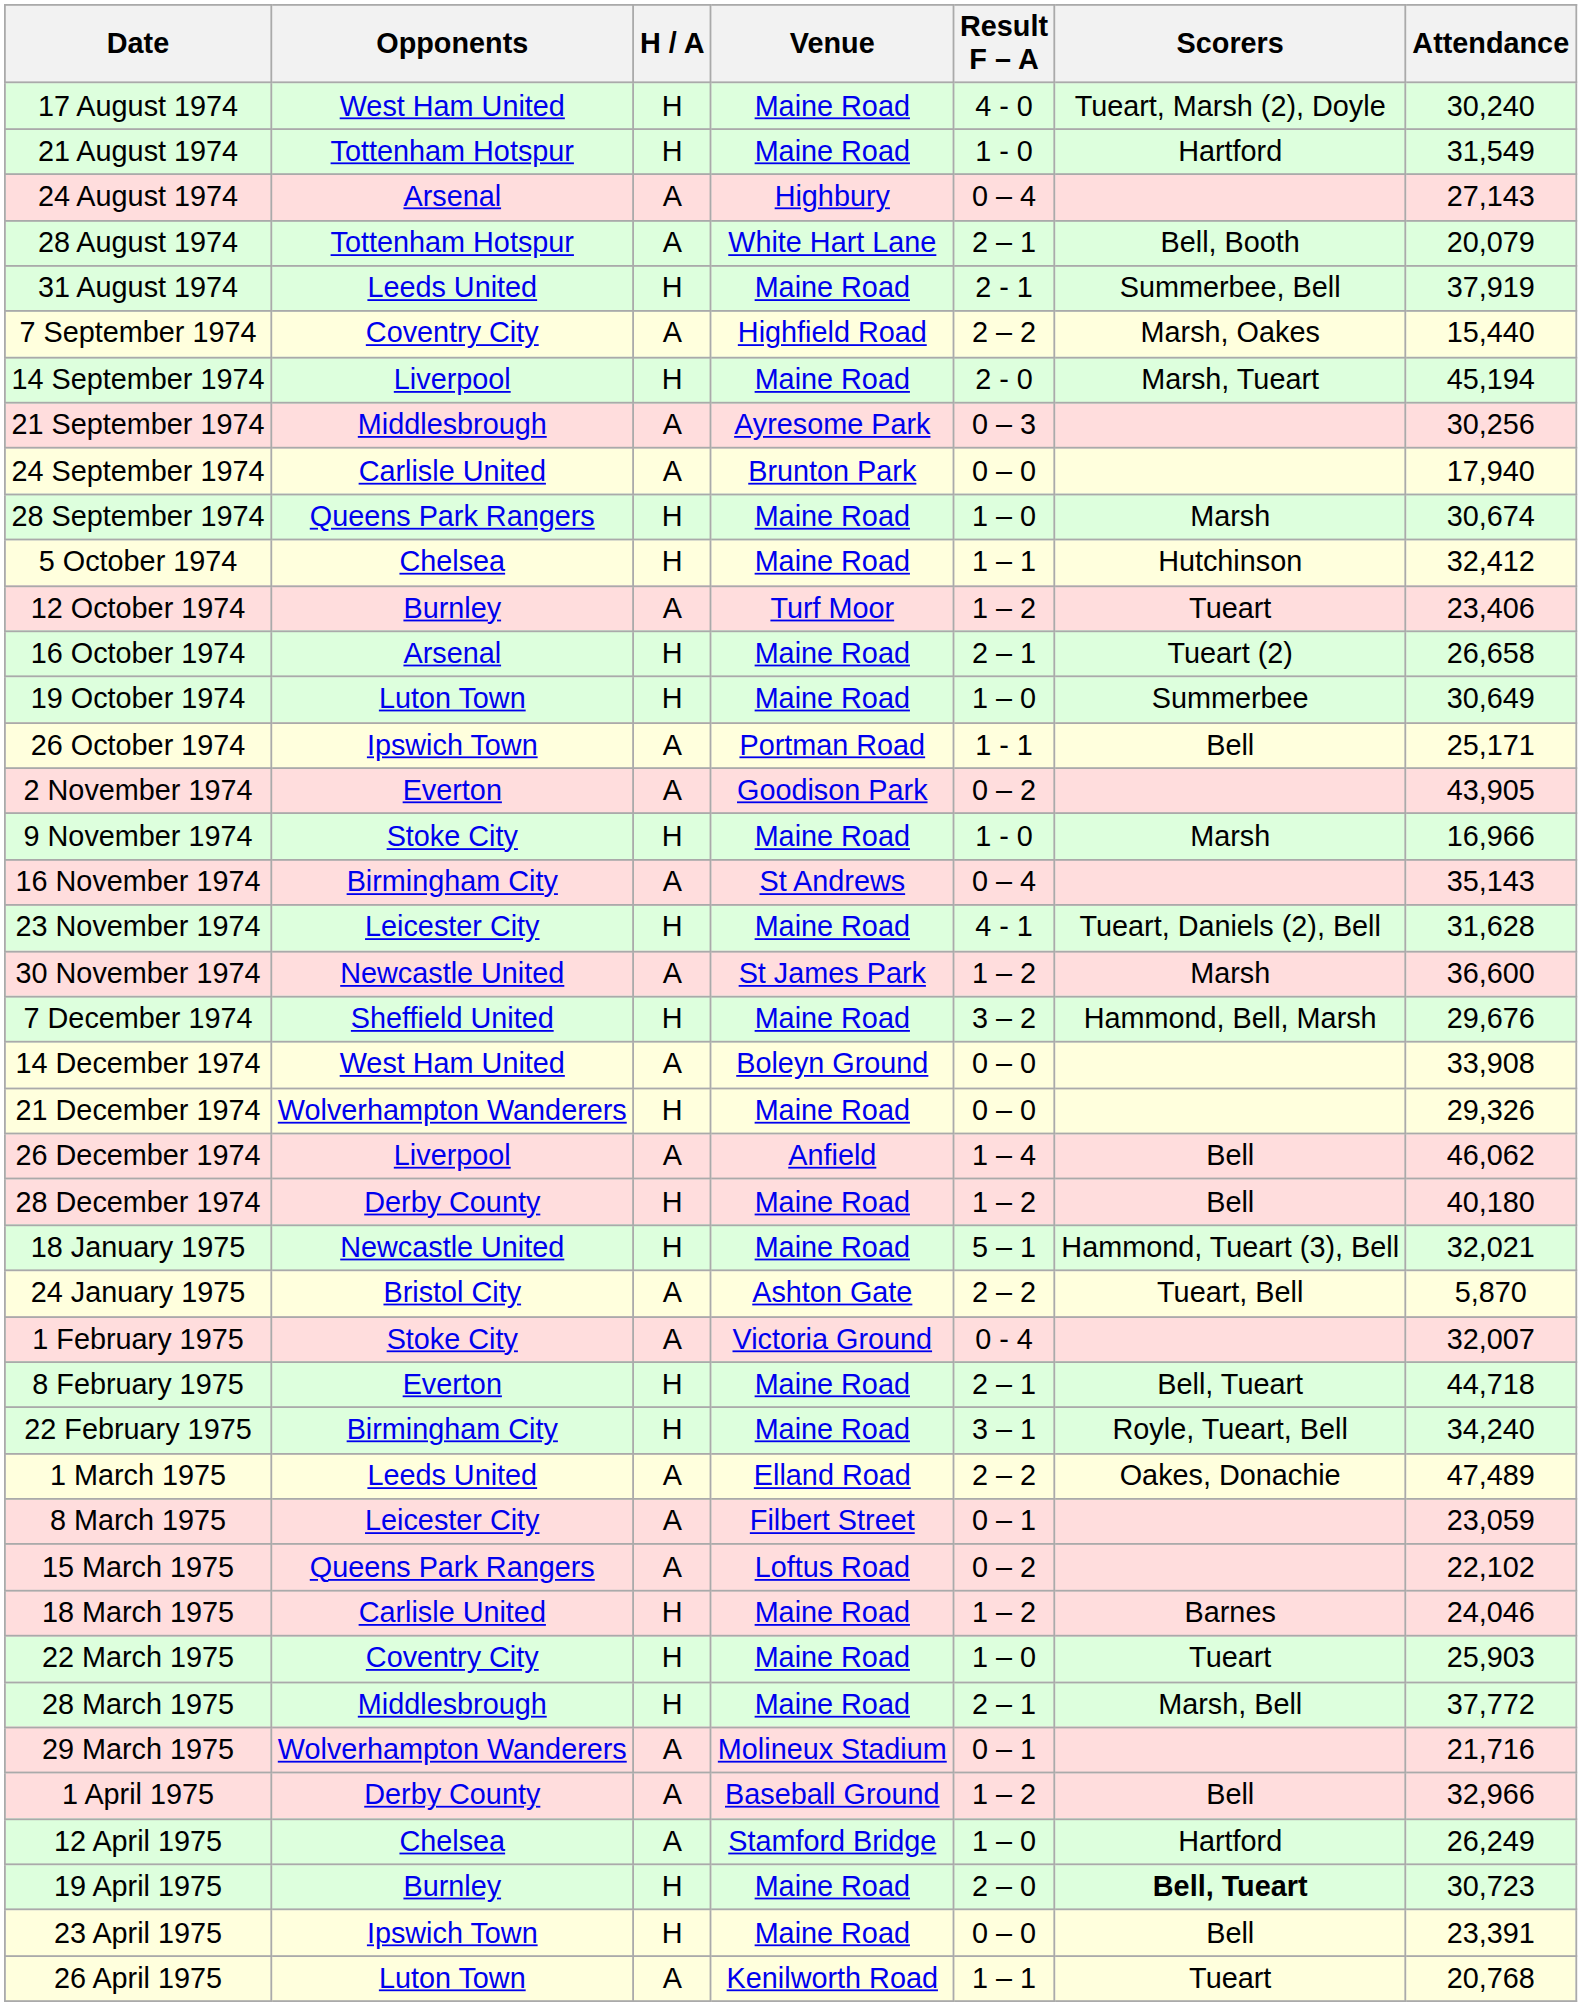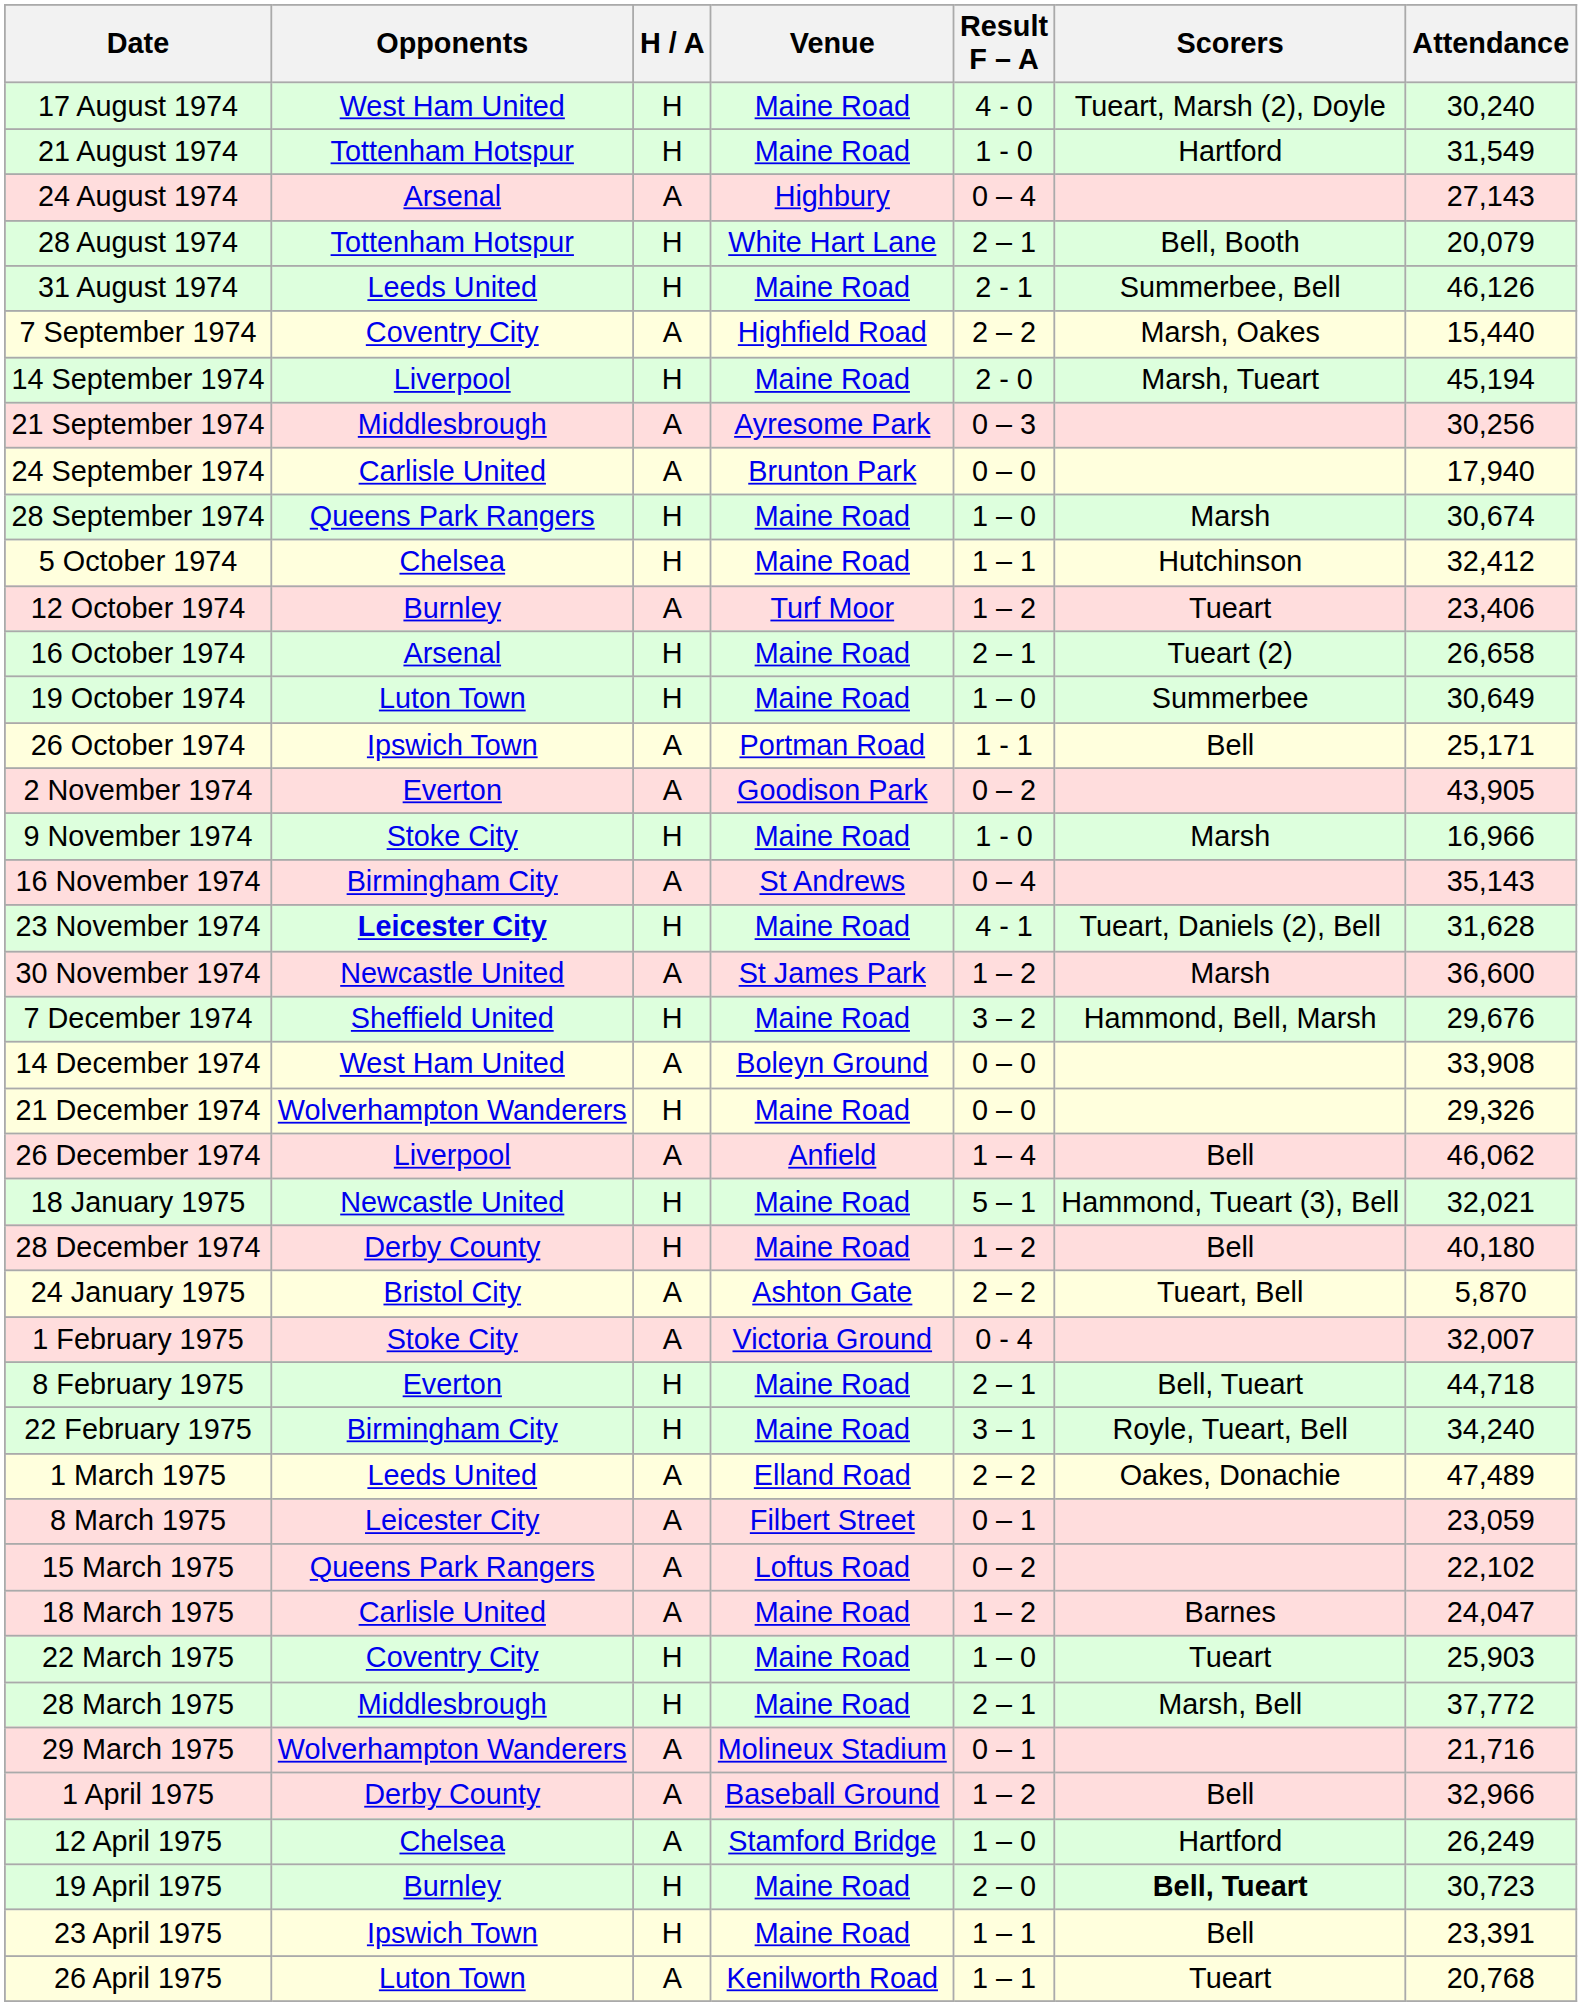(672, 242) A -> (672, 242) H
(1491, 288) 37,919 -> (1491, 288) 46,126
(452, 927) normal -> (452, 927) bold
rows swapped: (138, 1201) <-> (138, 1247)
(672, 1612) H -> (672, 1612) A
(1491, 1612) 24,046 -> (1491, 1612) 24,047
(1004, 1932) 0 – 0 -> (1004, 1932) 1 – 1
